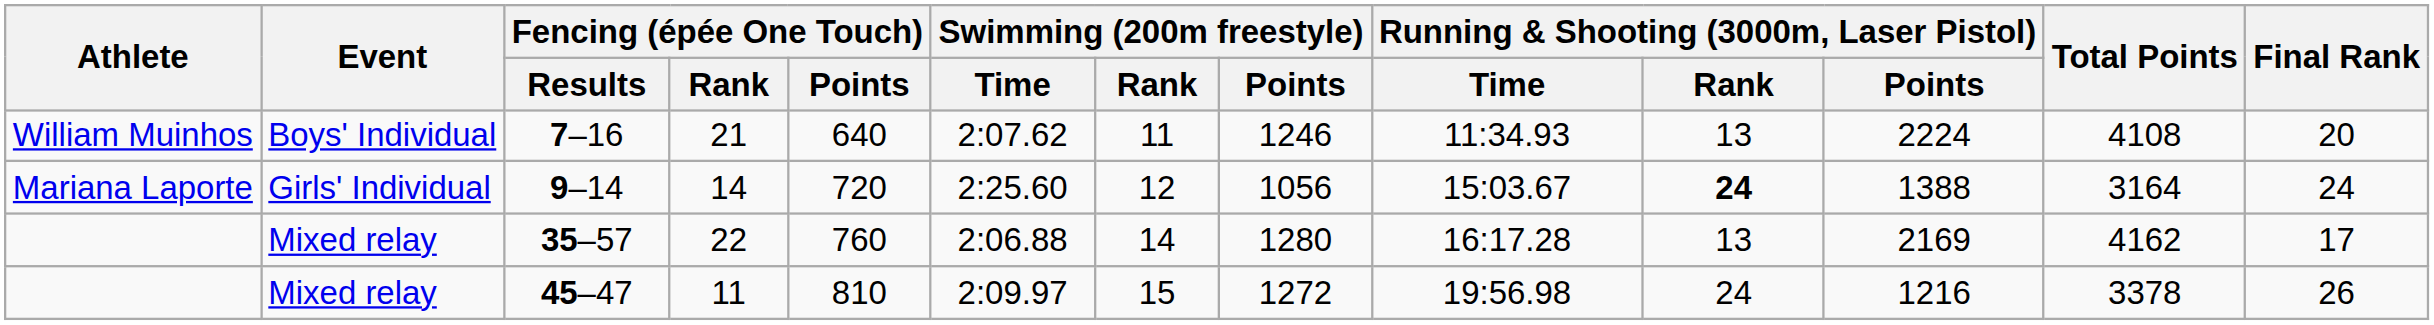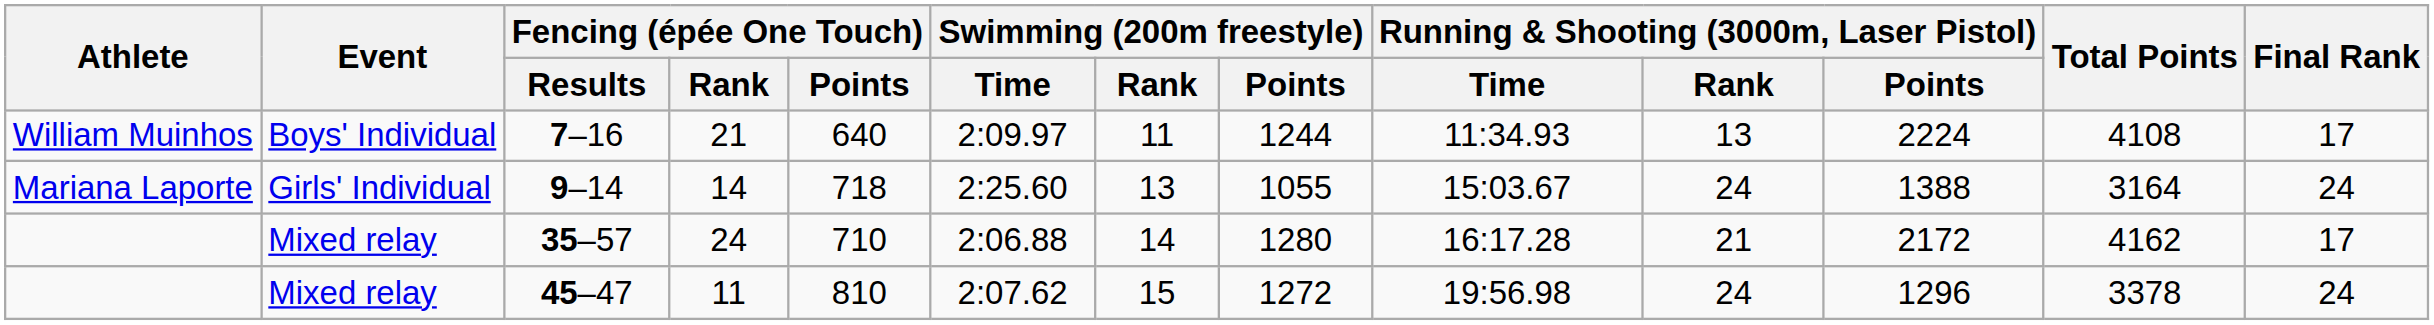(1013, 136) 2:07.62 -> (1013, 136) 2:09.97
(1295, 136) 1246 -> (1295, 136) 1244
(2337, 136) 20 -> (2337, 136) 17
(859, 188) 720 -> (859, 188) 718
(1157, 188) 12 -> (1157, 188) 13
(1295, 188) 1056 -> (1295, 188) 1055
(1734, 188) bold -> (1734, 188) normal
(729, 240) 22 -> (729, 240) 24
(859, 240) 760 -> (859, 240) 710
(1734, 240) 13 -> (1734, 240) 21
(1934, 240) 2169 -> (1934, 240) 2172
(1013, 292) 2:09.97 -> (1013, 292) 2:07.62
(1934, 292) 1216 -> (1934, 292) 1296
(2337, 292) 26 -> (2337, 292) 24
